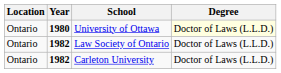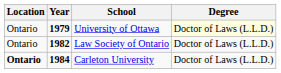(59, 28) 1980 -> (59, 28) 1979
(22, 60) normal -> (24, 60) bold
(59, 60) 1982 -> (59, 60) 1984
